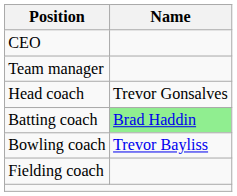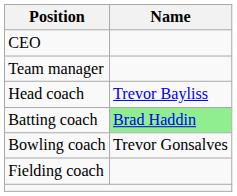(170, 94) Trevor Gonsalves -> (161, 94) Trevor Bayliss
(161, 145) Trevor Bayliss -> (170, 145) Trevor Gonsalves
